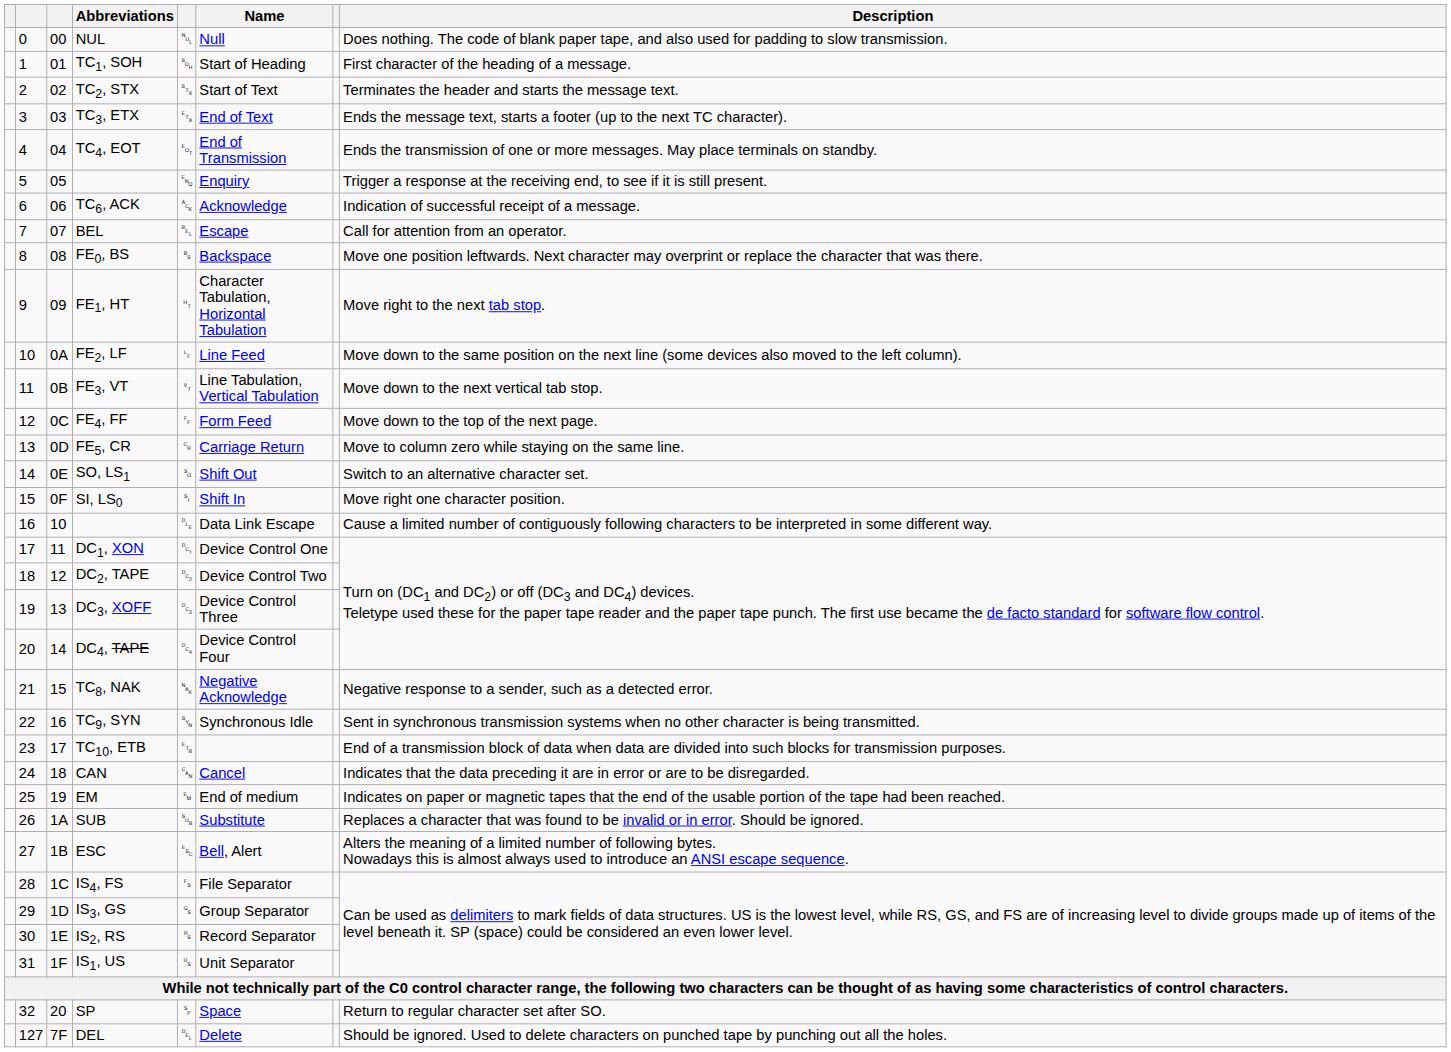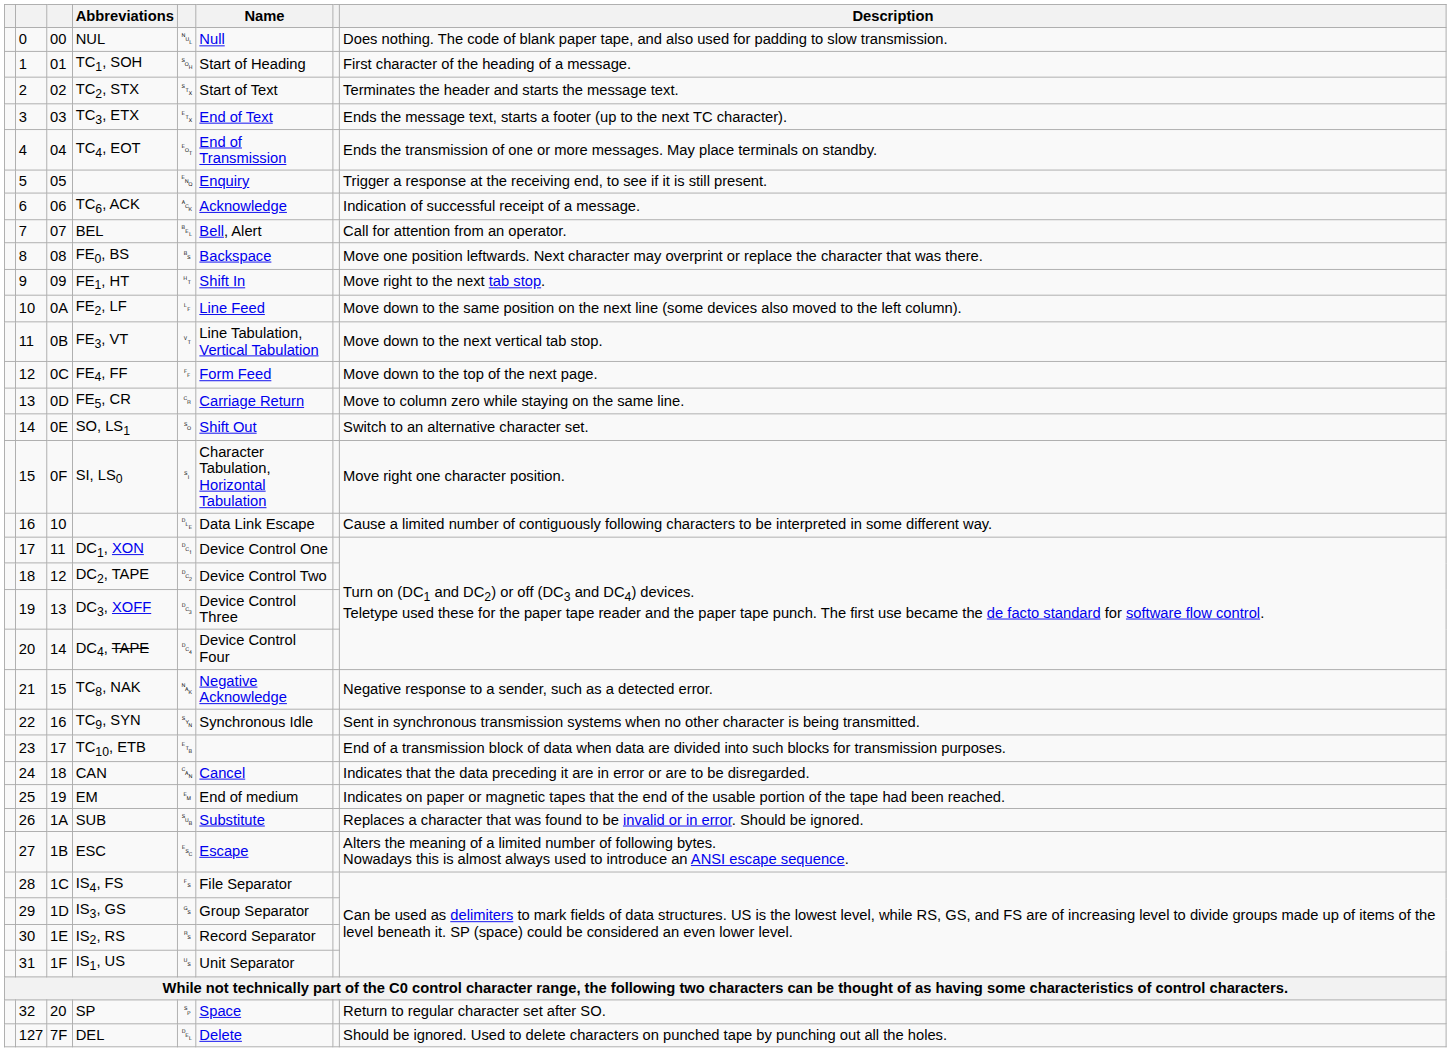(224, 231) Escape -> (230, 231) Bell, Alert
(235, 305) Character Tabulation, Horizontal Tabulation -> (222, 282) Shift In
(222, 500) Shift In -> (235, 476) Character Tabulation, Horizontal Tabulation
(230, 851) Bell, Alert -> (224, 851) Escape
